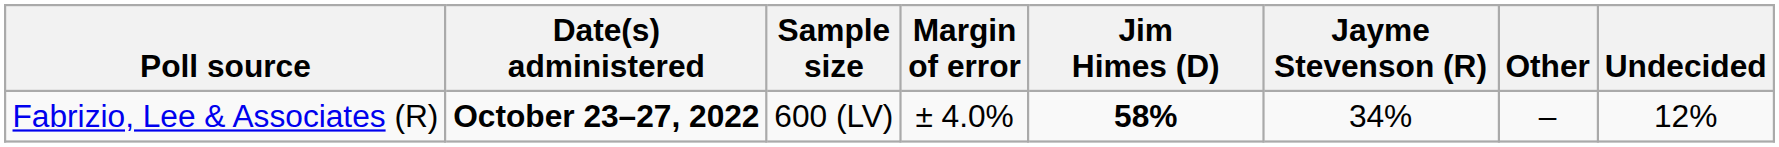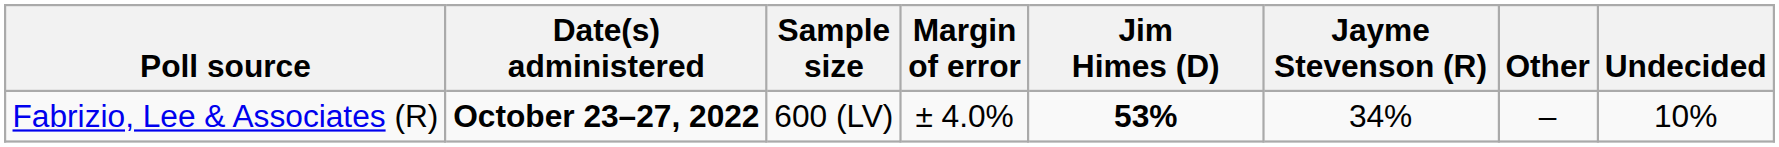(1146, 116) 58% -> (1146, 116) 53%
(1686, 116) 12% -> (1686, 116) 10%
